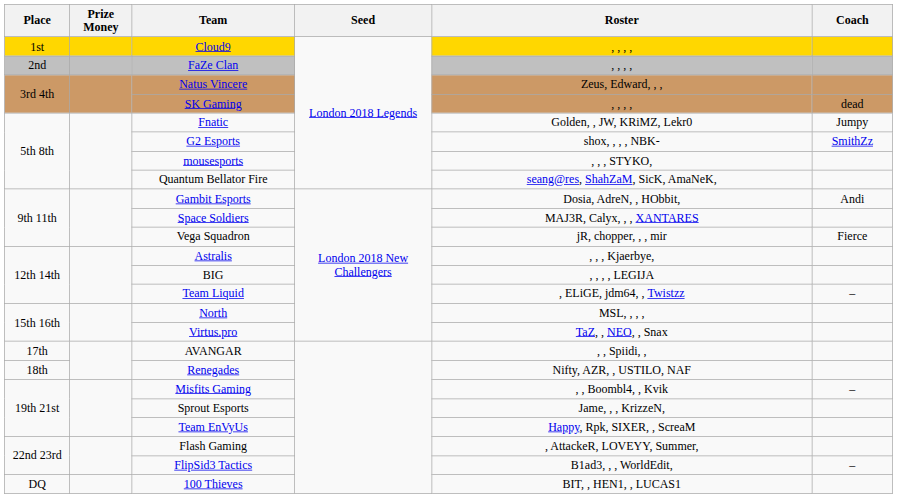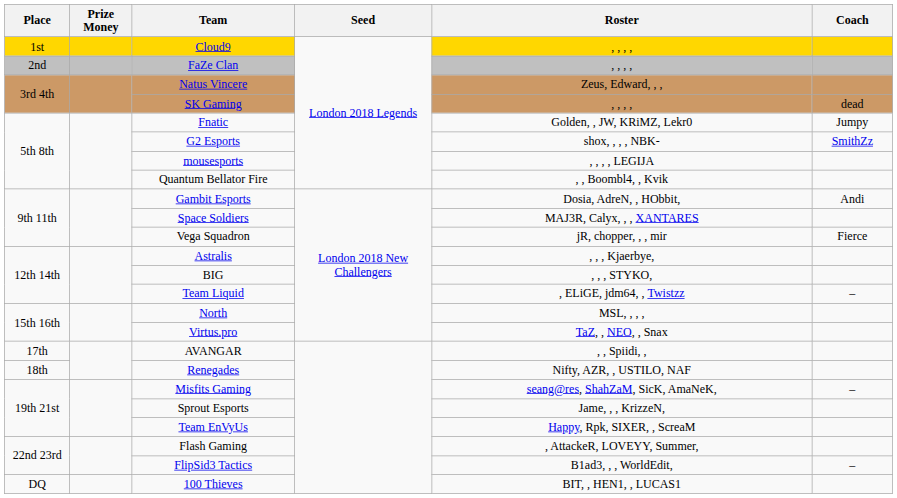(622, 160) , , , STYKO, -> (622, 160) , , , , LEGIJA
(622, 179) seang@res, ShahZaM, SicK, AmaNeK, -> (622, 179) , , Boombl4, , Kvik
(622, 274) , , , , LEGIJA -> (622, 274) , , , STYKO,
(622, 389) , , Boombl4, , Kvik -> (622, 389) seang@res, ShahZaM, SicK, AmaNeK,
